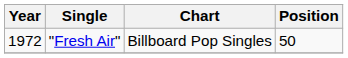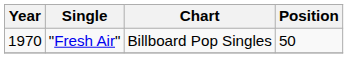(25, 40) 1972 -> (25, 40) 1970
